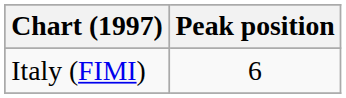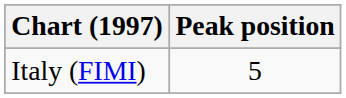(255, 70) 6 -> (255, 70) 5
